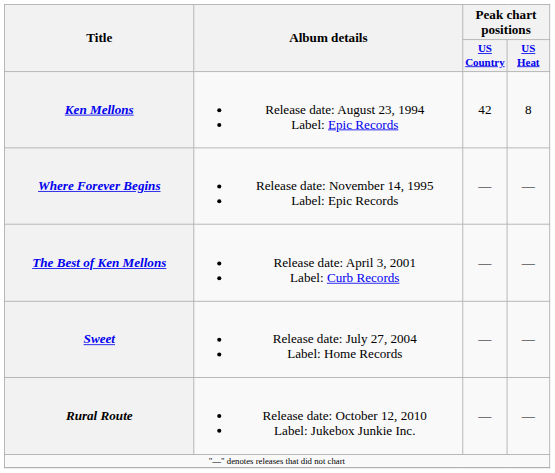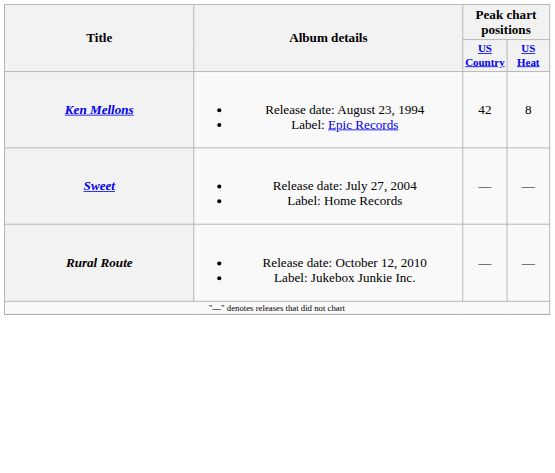- row: (99, 186)
- row: (99, 262)
